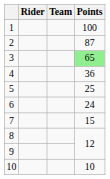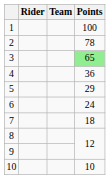(90, 43) 87 -> (90, 43) 78
(90, 89) 25 -> (90, 89) 29
(90, 120) 15 -> (90, 120) 18
